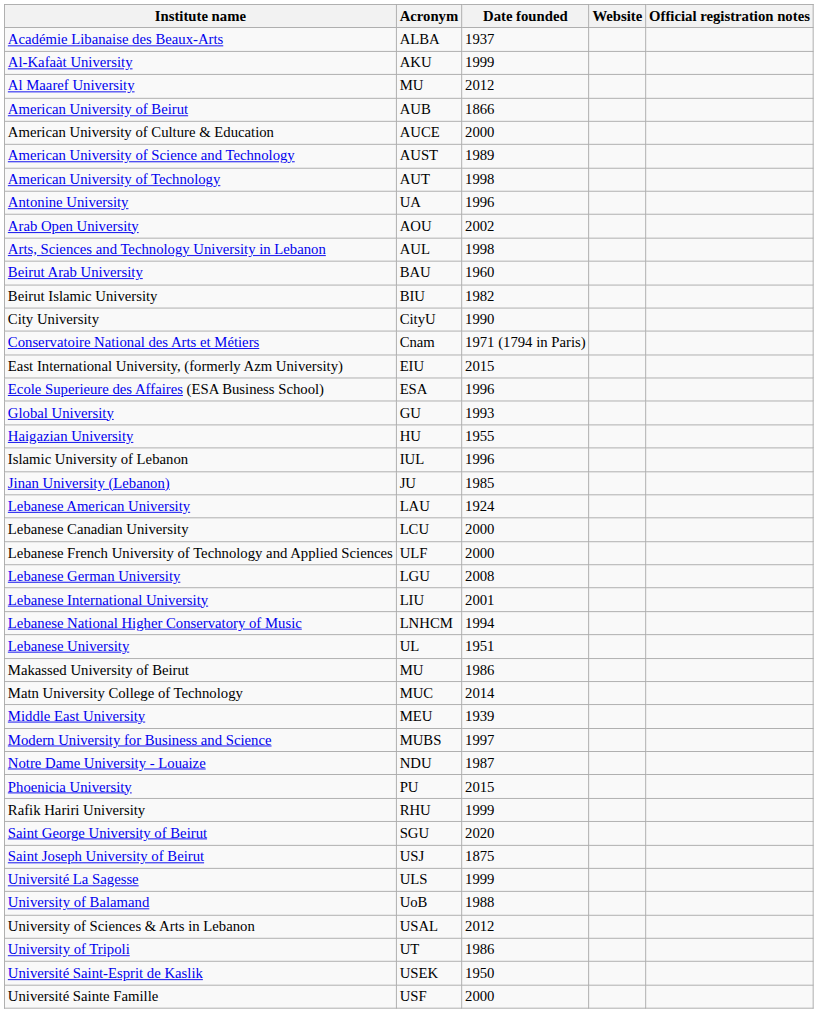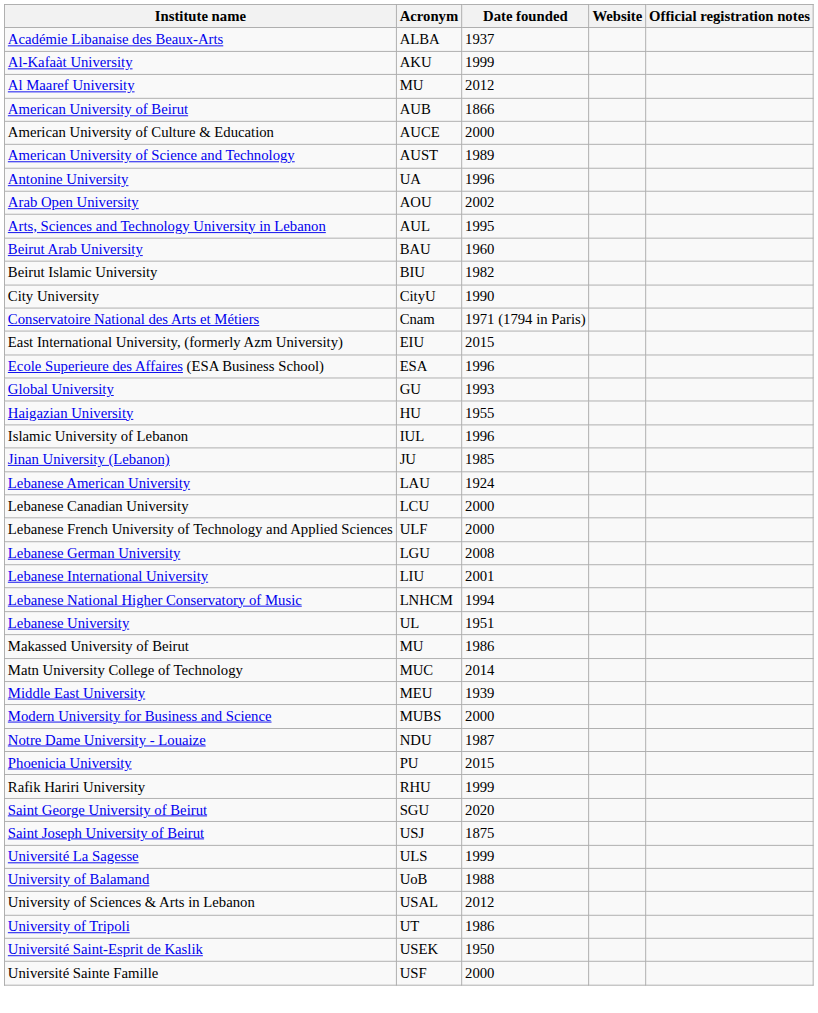- row: (114, 179)
(480, 249) 1998 -> (480, 226) 1995
(480, 739) 1997 -> (480, 716) 2000
